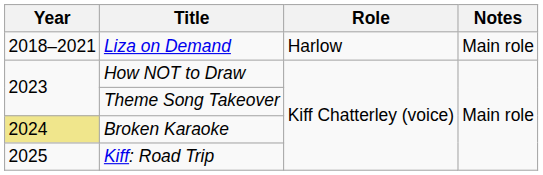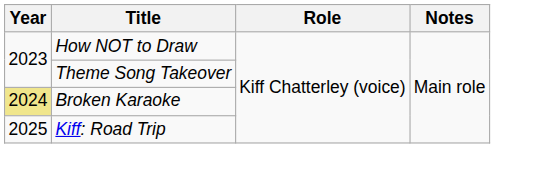- row: (167, 45)
